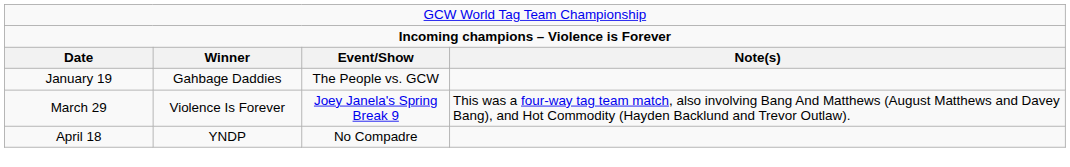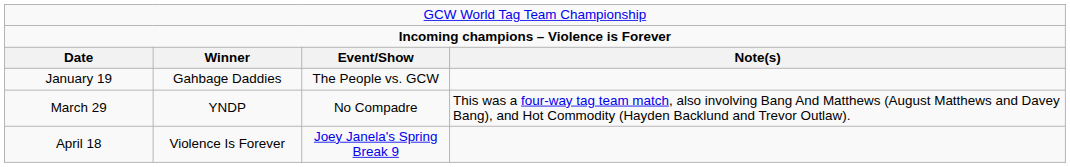(227, 107) Violence Is Forever -> (227, 107) YNDP
(376, 107) Joey Janela's Spring Break 9 -> (376, 107) No Compadre
(227, 136) YNDP -> (227, 144) Violence Is Forever
(376, 136) No Compadre -> (376, 144) Joey Janela's Spring Break 9
